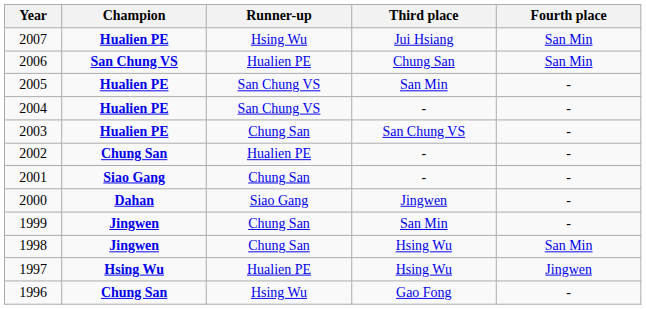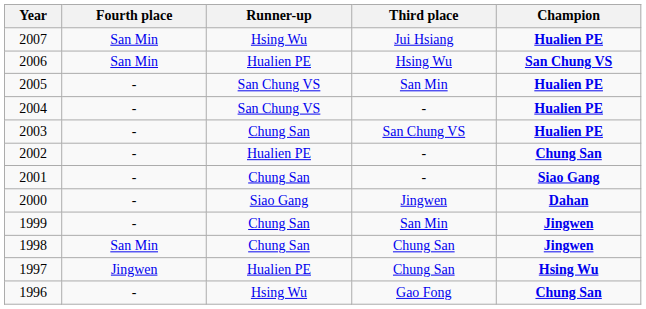columns swapped: (134, 16) <-> (569, 16)
(424, 62) Chung San -> (424, 62) Hsing Wu
(424, 246) Hsing Wu -> (424, 246) Chung San
(424, 269) Hsing Wu -> (424, 269) Chung San
